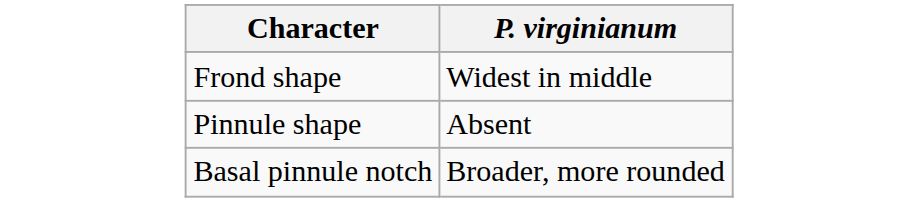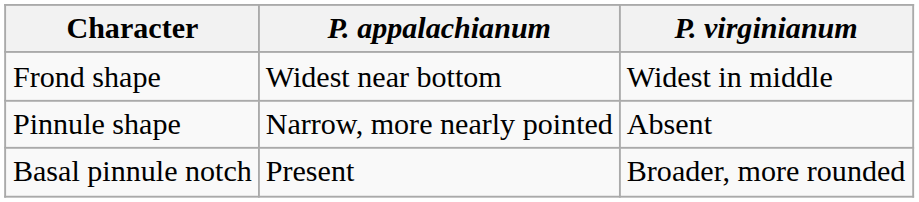+ column: (439, 28)
